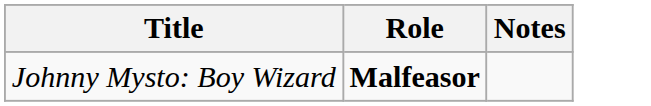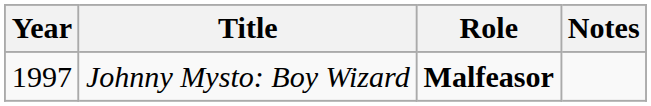+ column: (42, 28)
